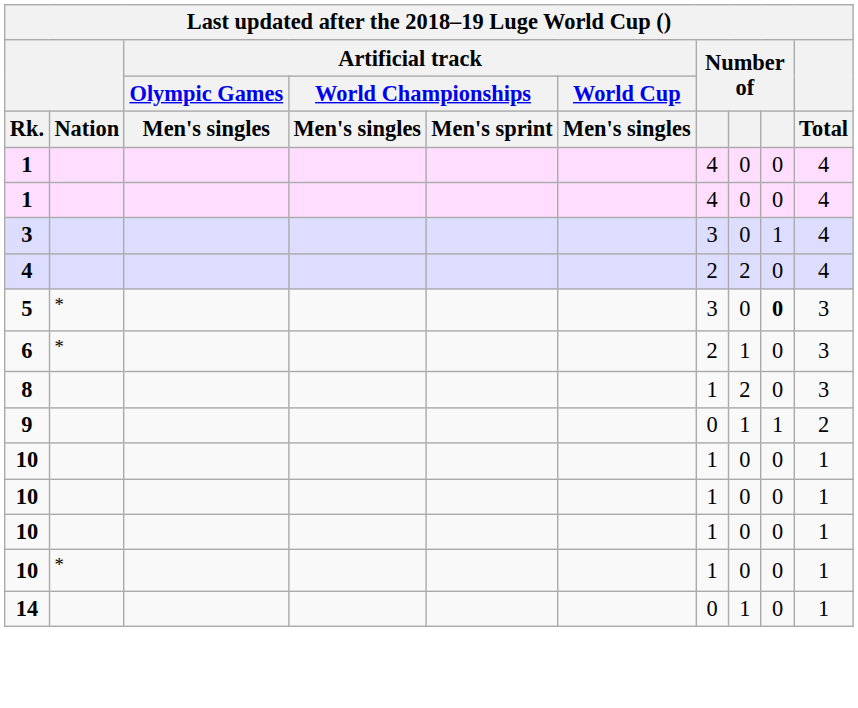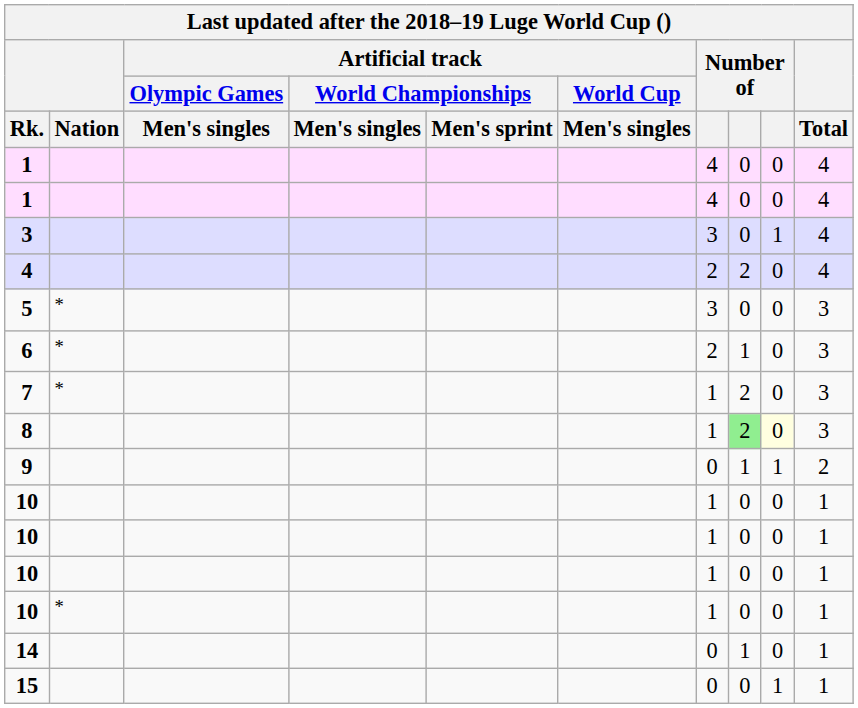(778, 309) bold -> (778, 309) normal
+ row: (27, 392)
(745, 389) no background -> (745, 431) lightgreen background
(778, 389) no background -> (778, 431) lightyellow background
+ row: (27, 685)
